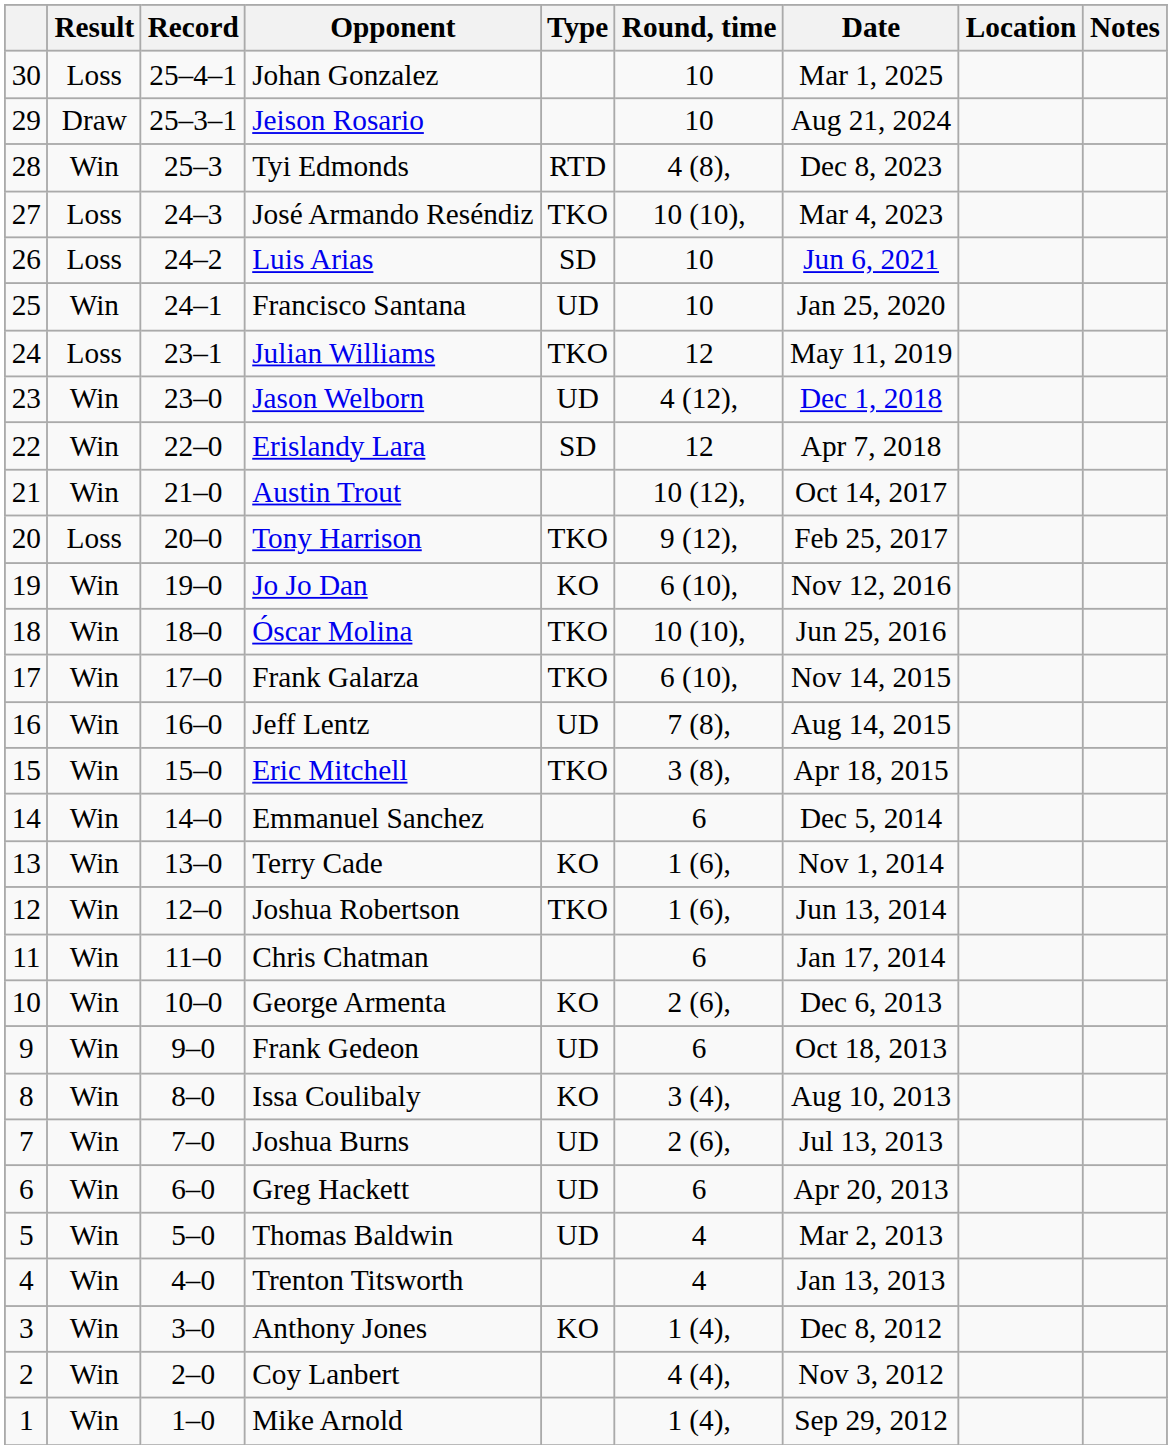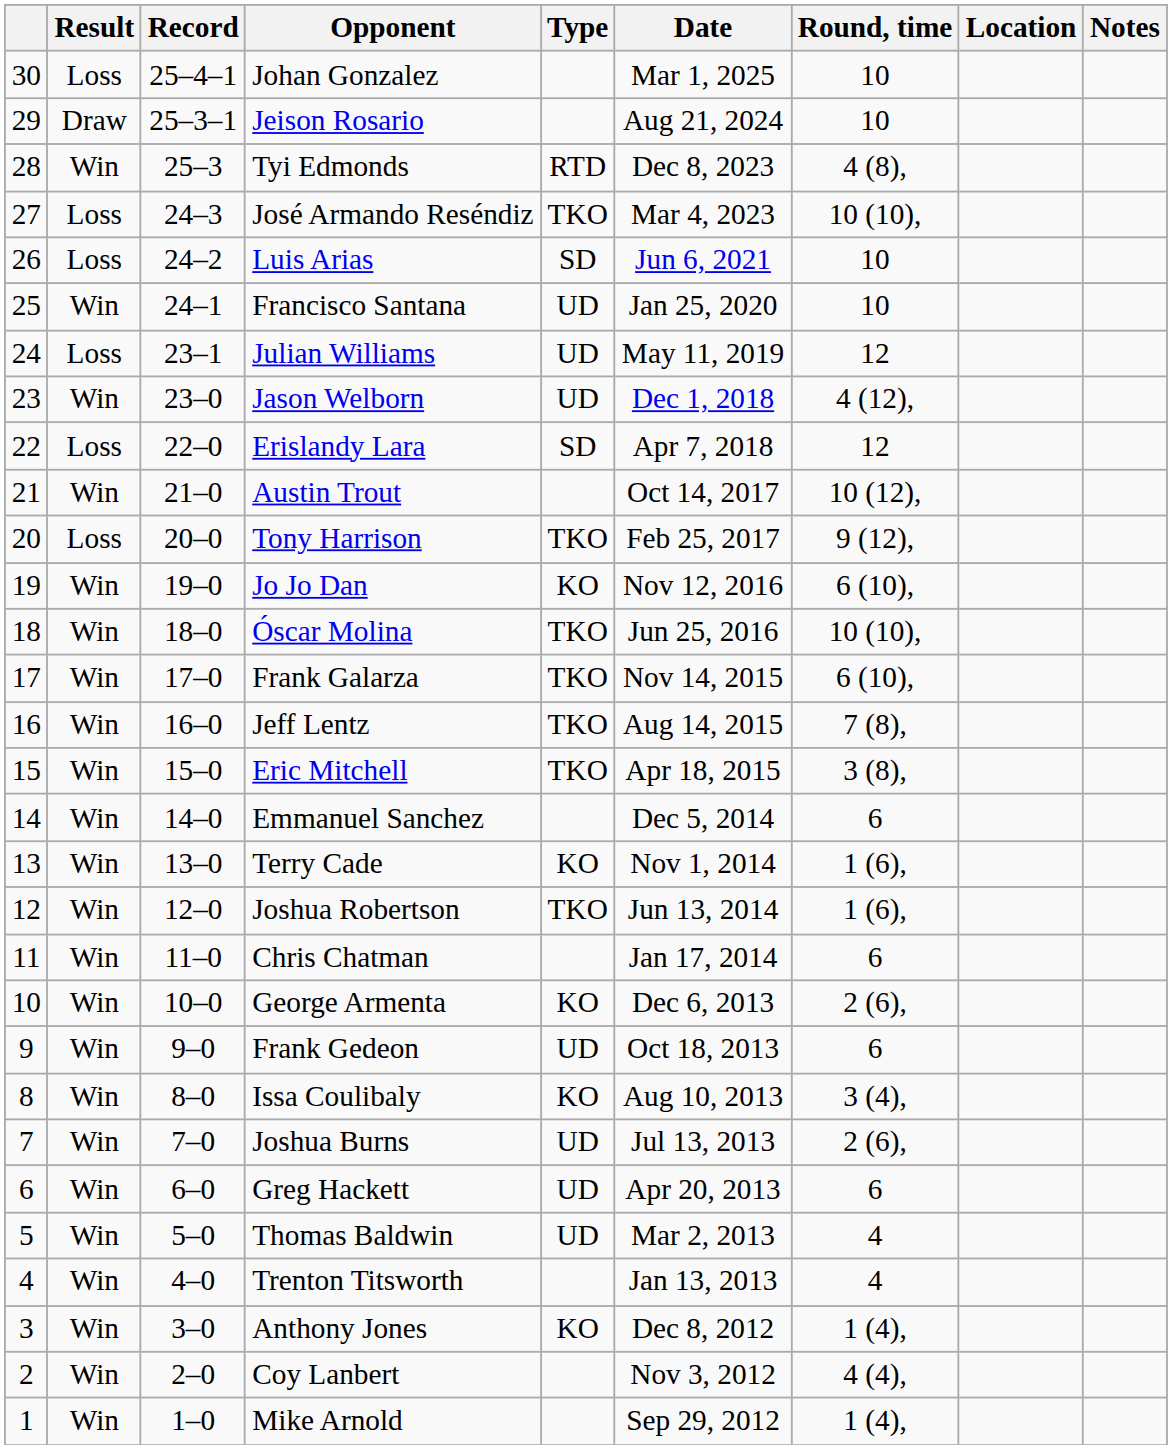columns swapped: (699, 27) <-> (871, 27)
(578, 352) TKO -> (578, 352) UD
(94, 445) Win -> (94, 445) Loss
(578, 724) UD -> (578, 724) TKO
